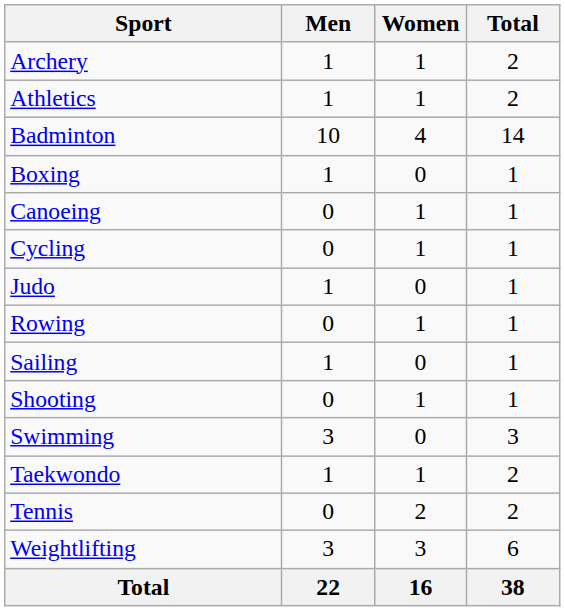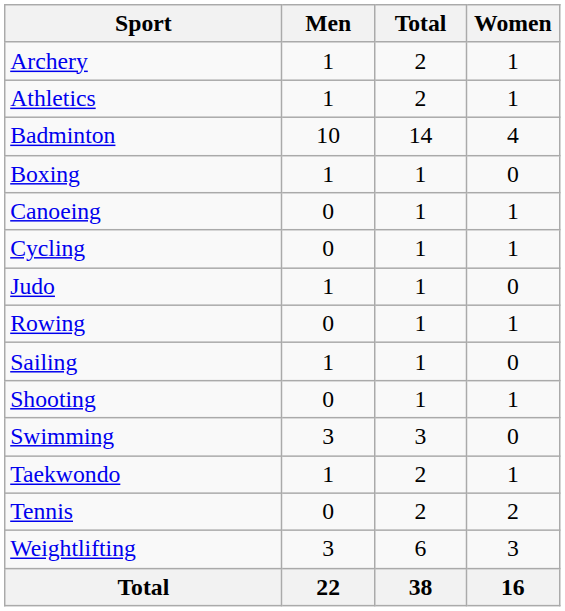columns swapped: (421, 23) <-> (513, 23)
